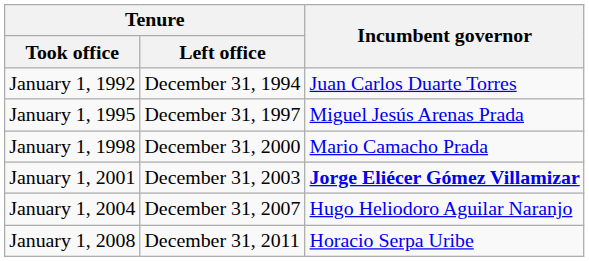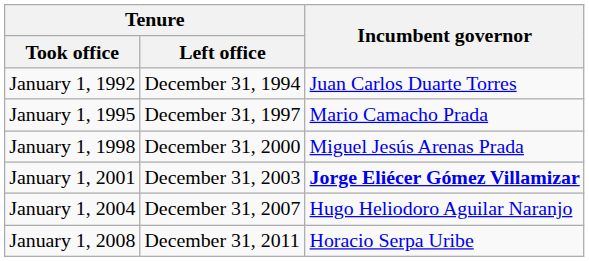(417, 114) Miguel Jesús Arenas Prada -> (399, 114) Mario Camacho Prada
(399, 146) Mario Camacho Prada -> (417, 146) Miguel Jesús Arenas Prada
